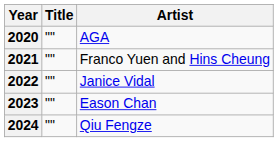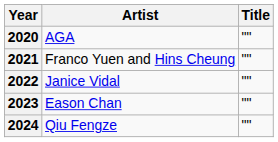columns swapped: (59, 15) <-> (175, 15)
